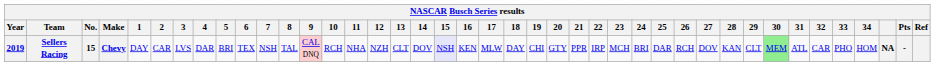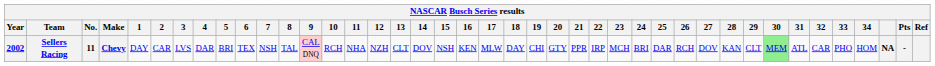(15, 48) 2019 -> (15, 48) 2002
(91, 48) 15 -> (91, 48) 11
(445, 48) lavender background -> (445, 48) no background
